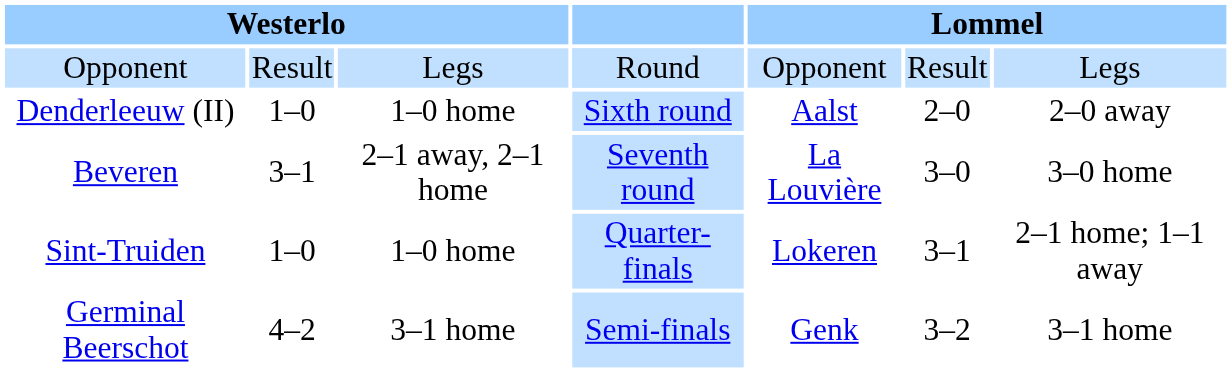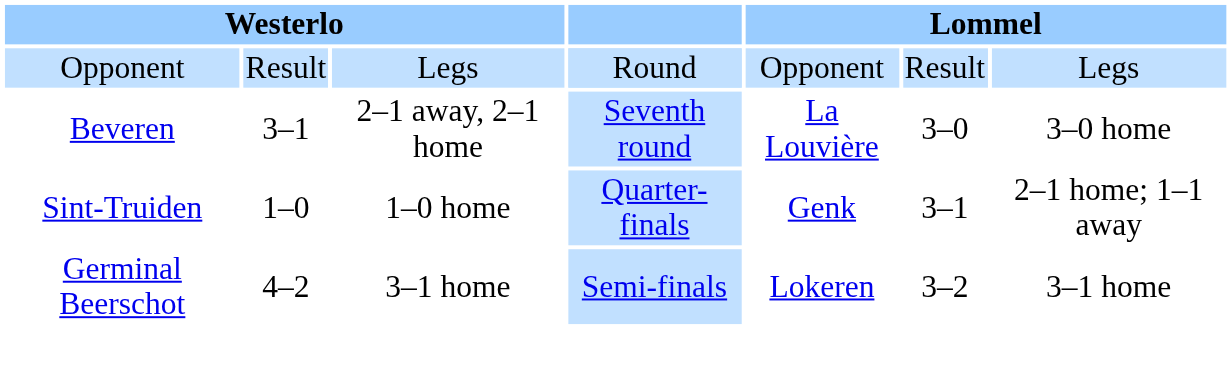- row: (125, 110)
(824, 250) Lokeren -> (822, 207) Genk
(824, 329) Genk -> (822, 286) Lokeren
